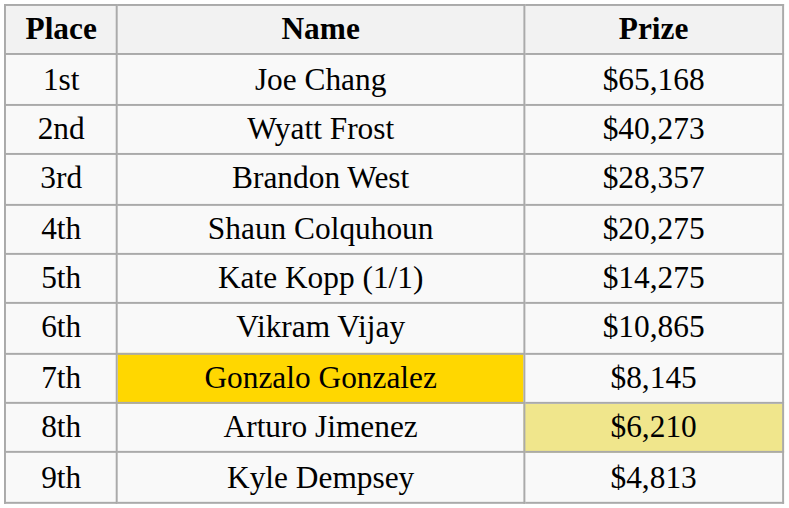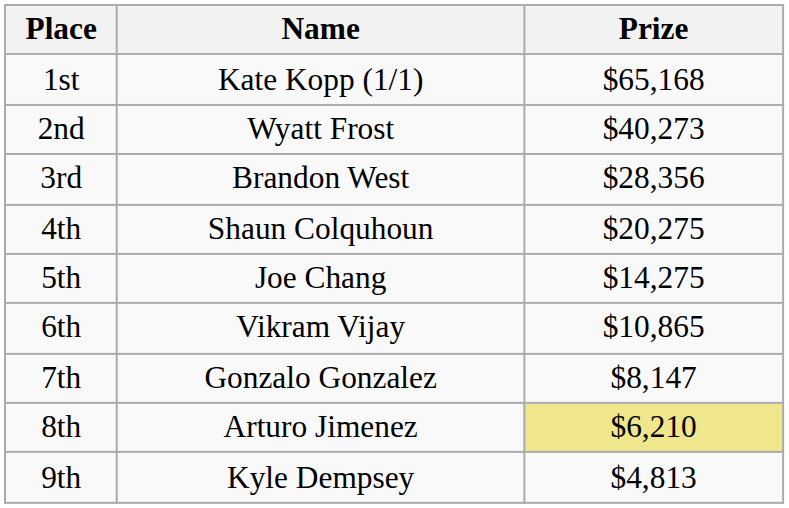(321, 79) Joe Chang -> (321, 79) Kate Kopp (1/1)
(654, 178) $28,357 -> (654, 178) $28,356
(321, 278) Kate Kopp (1/1) -> (321, 278) Joe Chang
(321, 377) gold background -> (321, 377) no background
(654, 377) $8,145 -> (654, 377) $8,147
